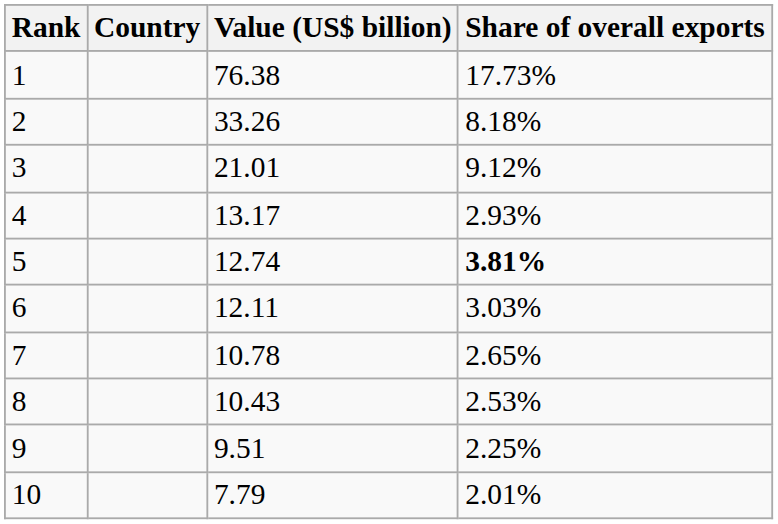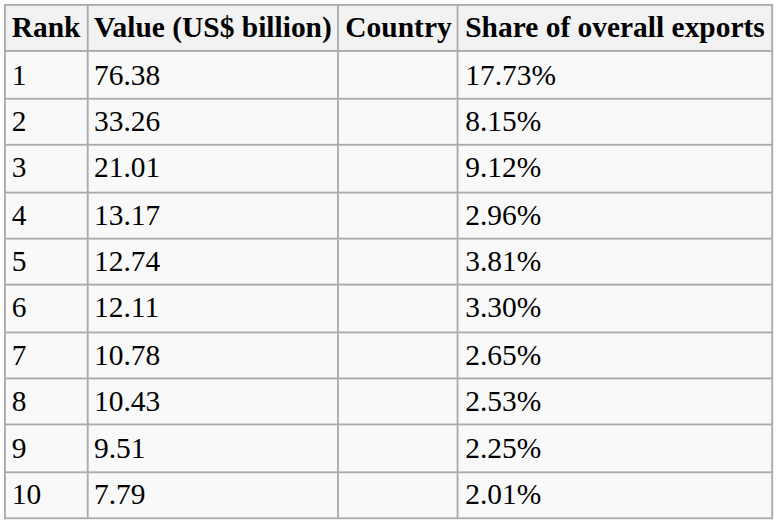columns swapped: (147, 27) <-> (333, 27)
(503, 121) 8.18% -> (503, 121) 8.15%
(503, 214) 2.93% -> (503, 214) 2.96%
(506, 261) bold -> (503, 261) normal
(503, 307) 3.03% -> (503, 307) 3.30%
